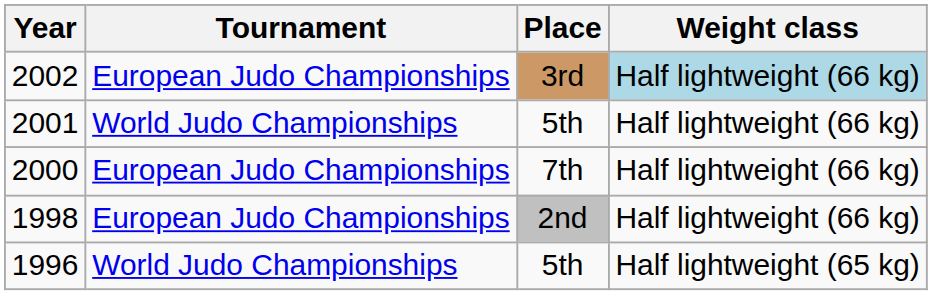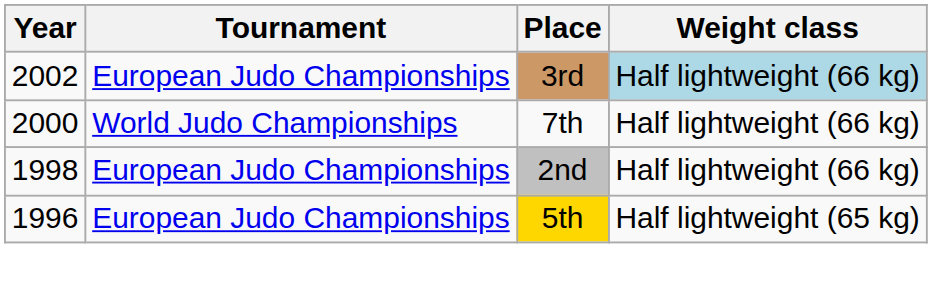- row: (45, 123)
(301, 170) European Judo Championships -> (275, 123) World Judo Championships
(275, 265) World Judo Championships -> (301, 218) European Judo Championships
(563, 265) no background -> (563, 218) gold background
